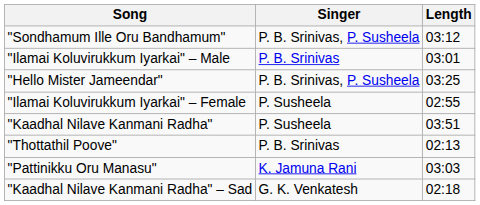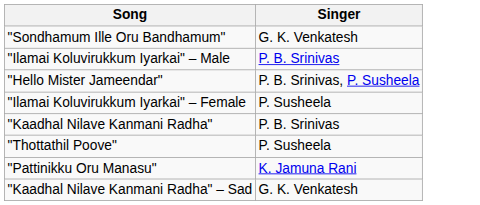- column: (449, 15)
(339, 37) P. B. Srinivas, P. Susheela -> (308, 37) G. K. Venkatesh
(295, 124) P. Susheela -> (299, 124) P. B. Srinivas
(299, 146) P. B. Srinivas -> (295, 146) P. Susheela
